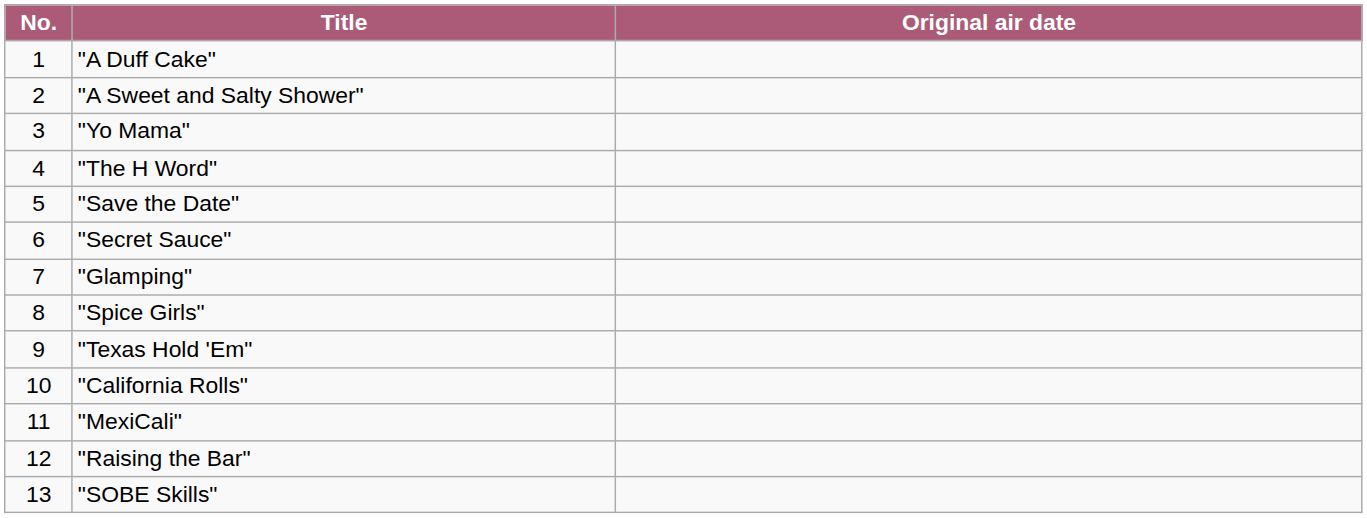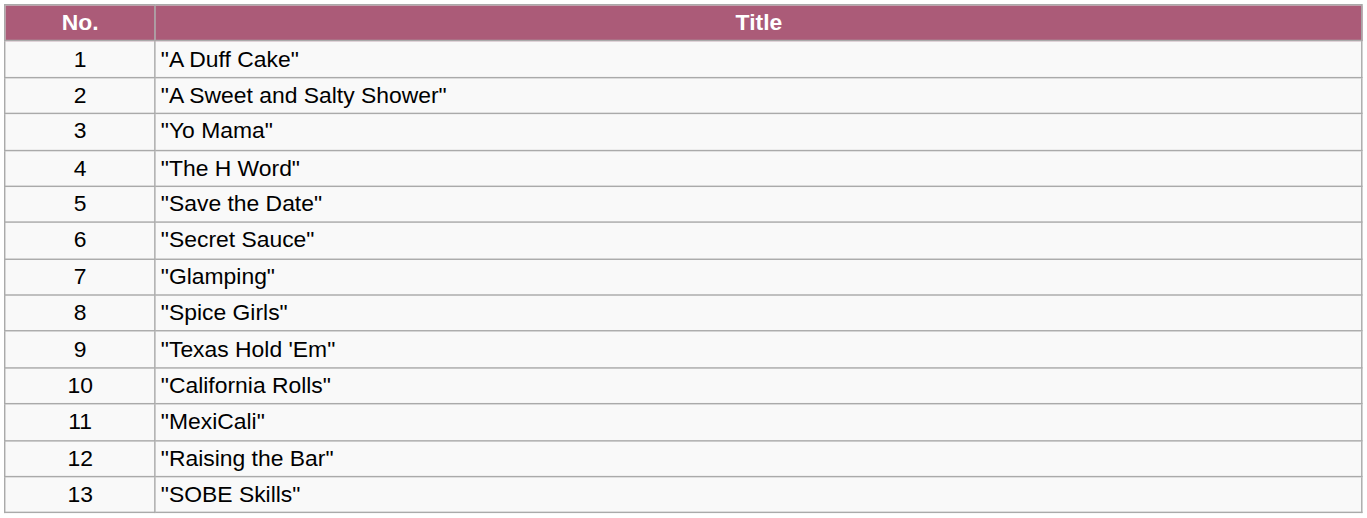- column: (989, 22)
